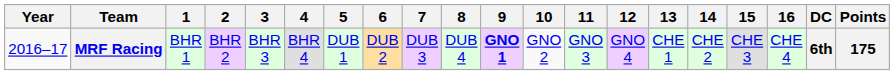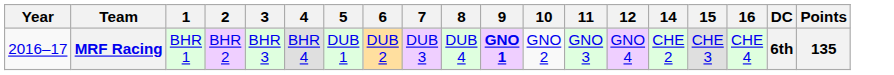- column: (668, 16)
(863, 49) 175 -> (824, 49) 135
